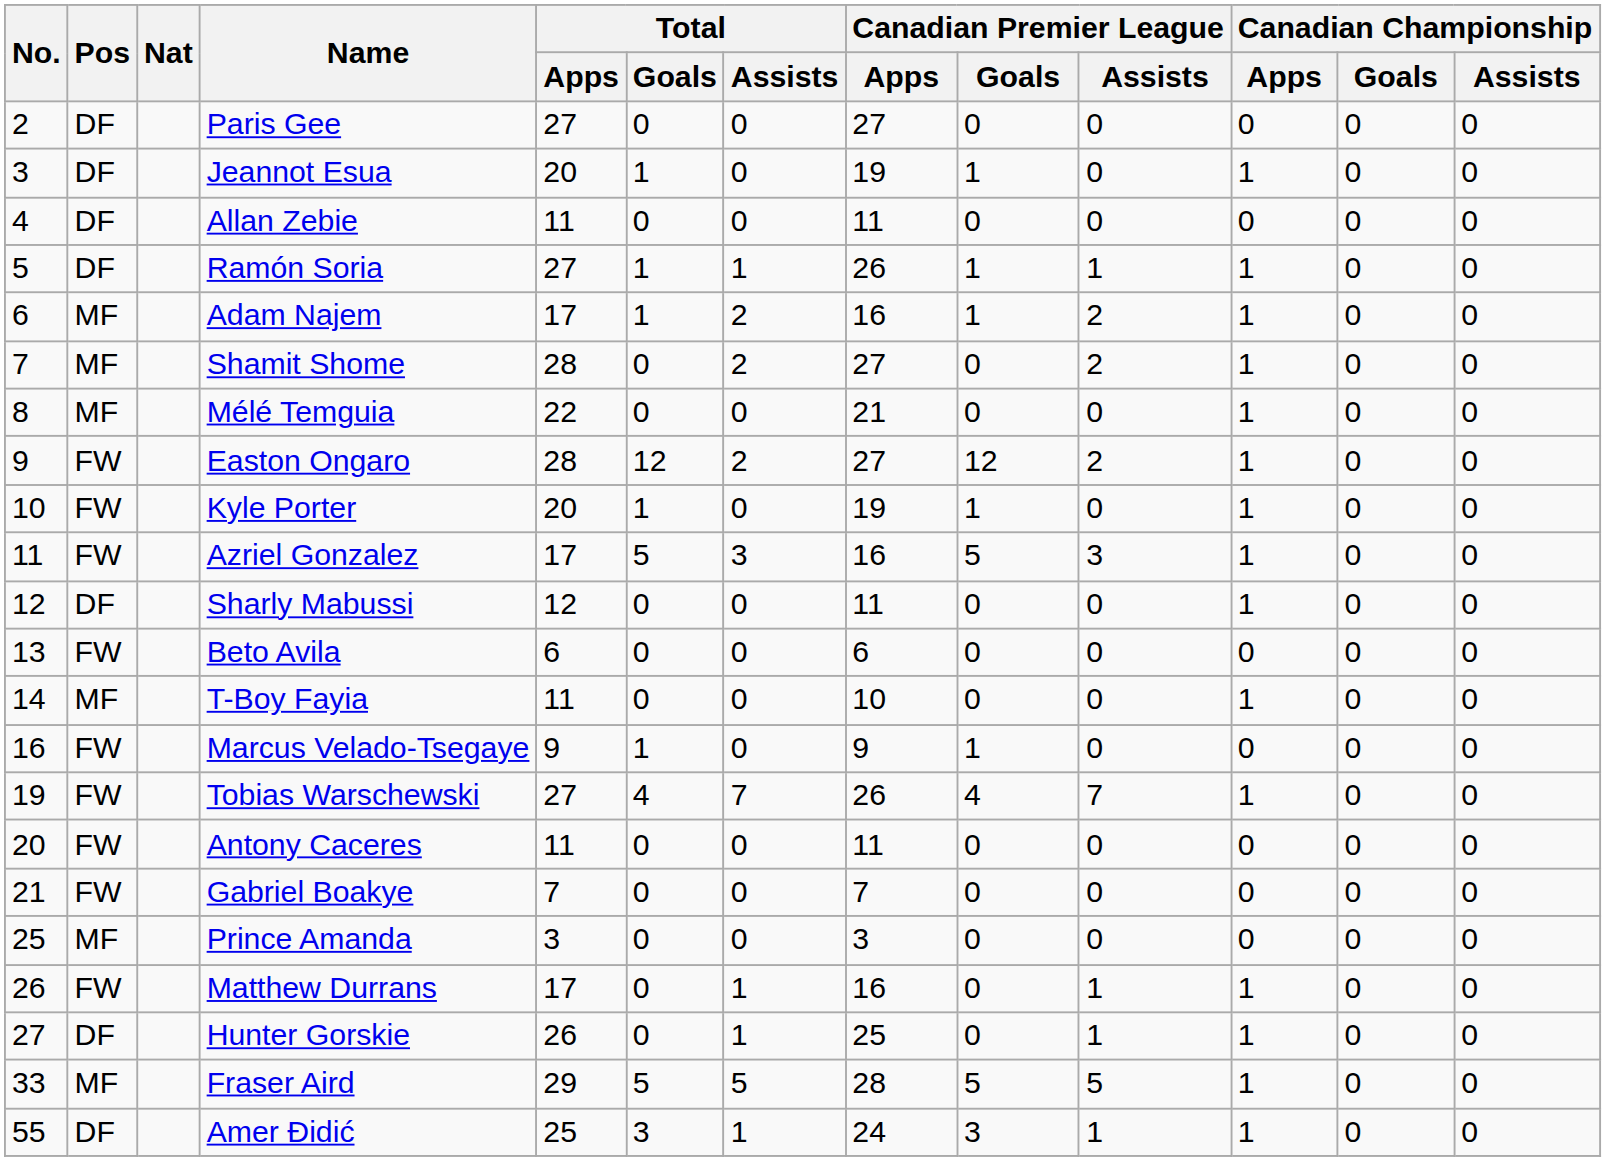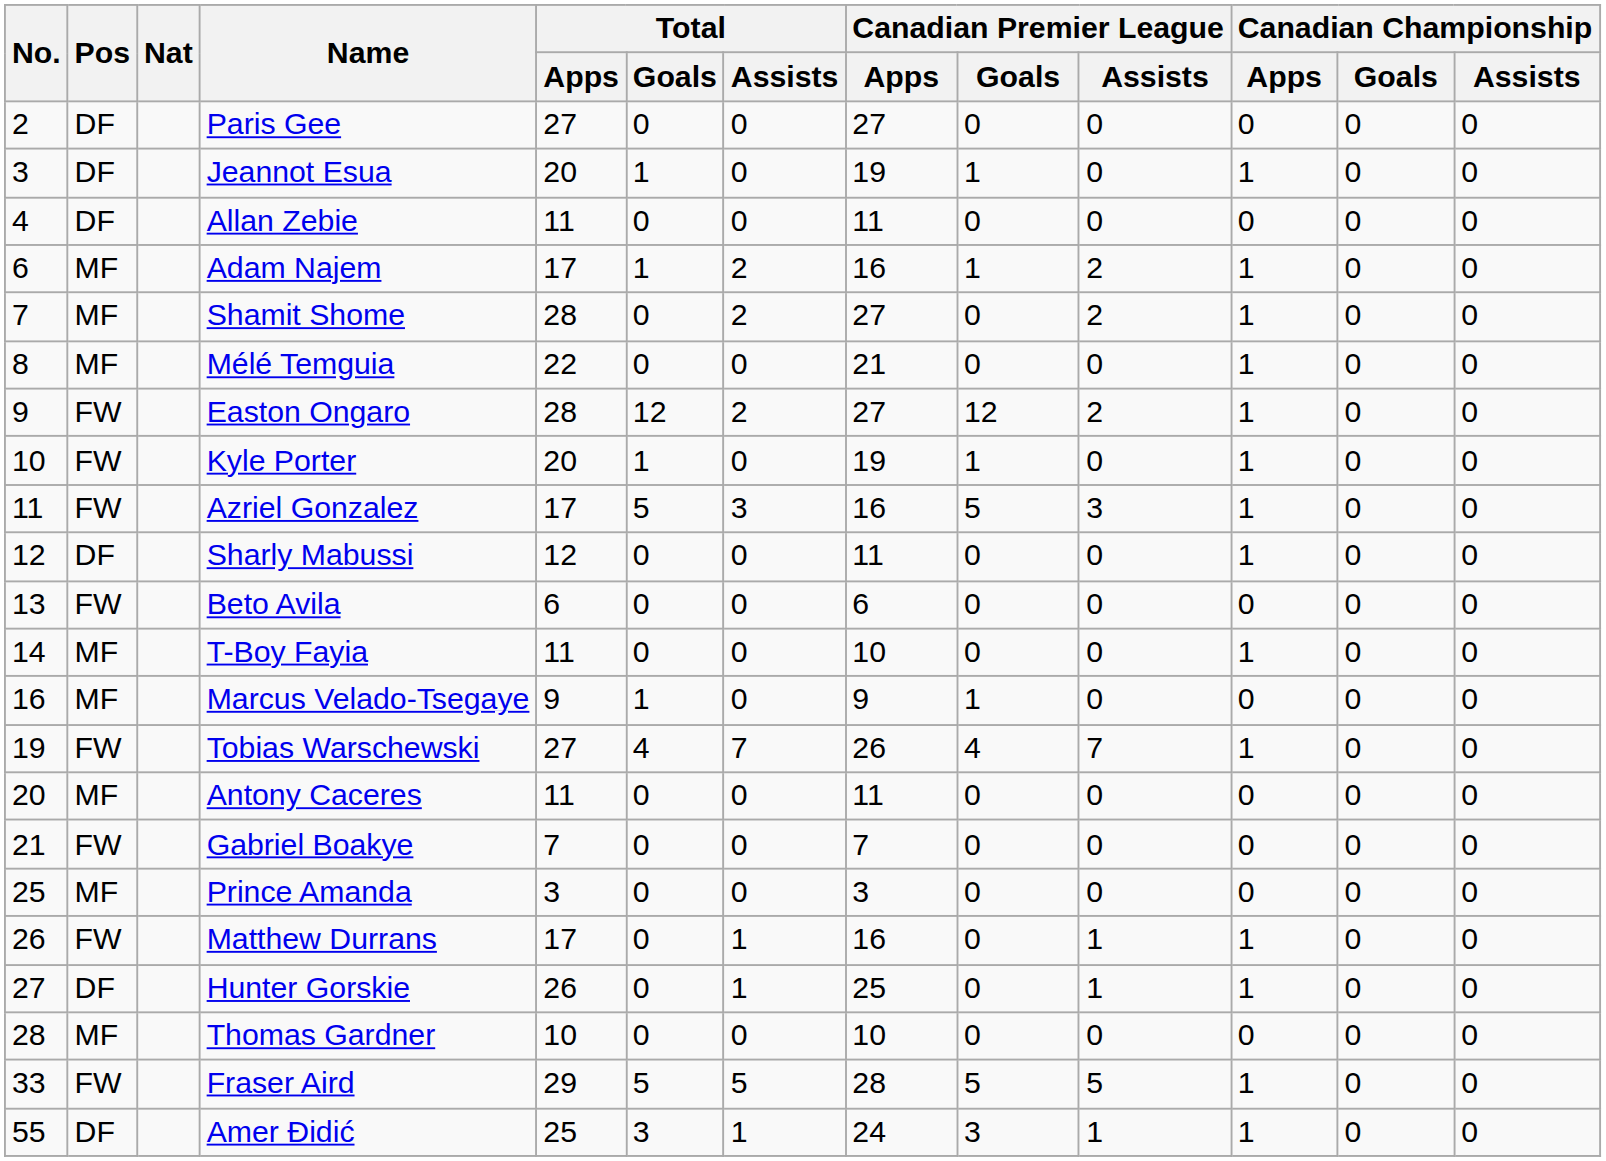- row: (295, 268)
(98, 747) FW -> (96, 699) MF
(98, 843) FW -> (96, 795) MF
+ row: (321, 1035)
(96, 1083) MF -> (98, 1083) FW
